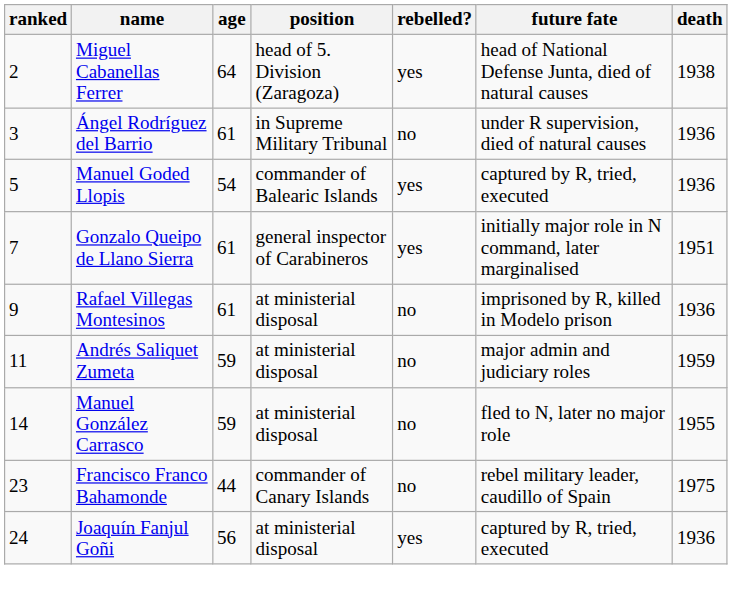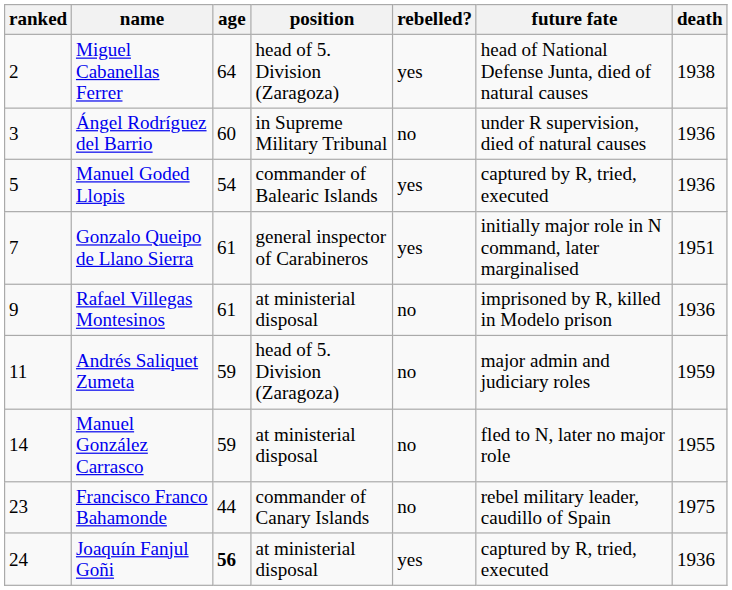(226, 133) 61 -> (226, 133) 60
(305, 361) at ministerial disposal -> (297, 372) head of 5. Division (Zaragoza)
(226, 537) normal -> (226, 559) bold
